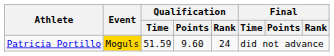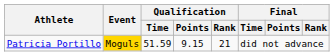(192, 43) 9.60 -> (192, 43) 9.15
(225, 43) 24 -> (225, 43) 21
